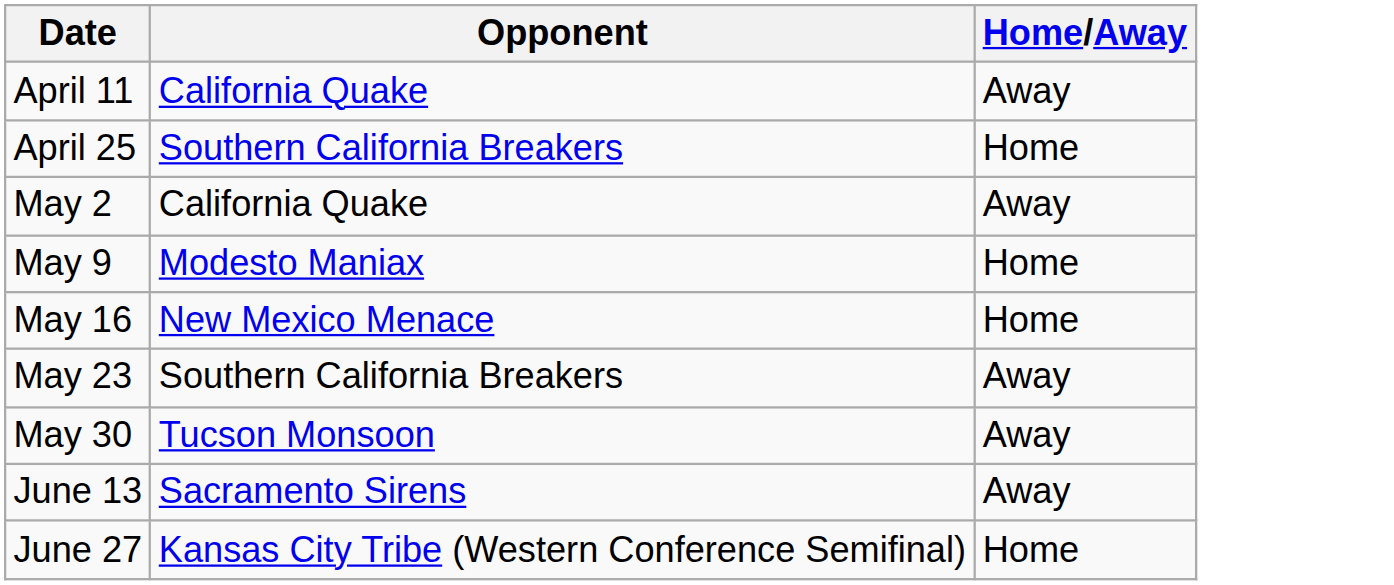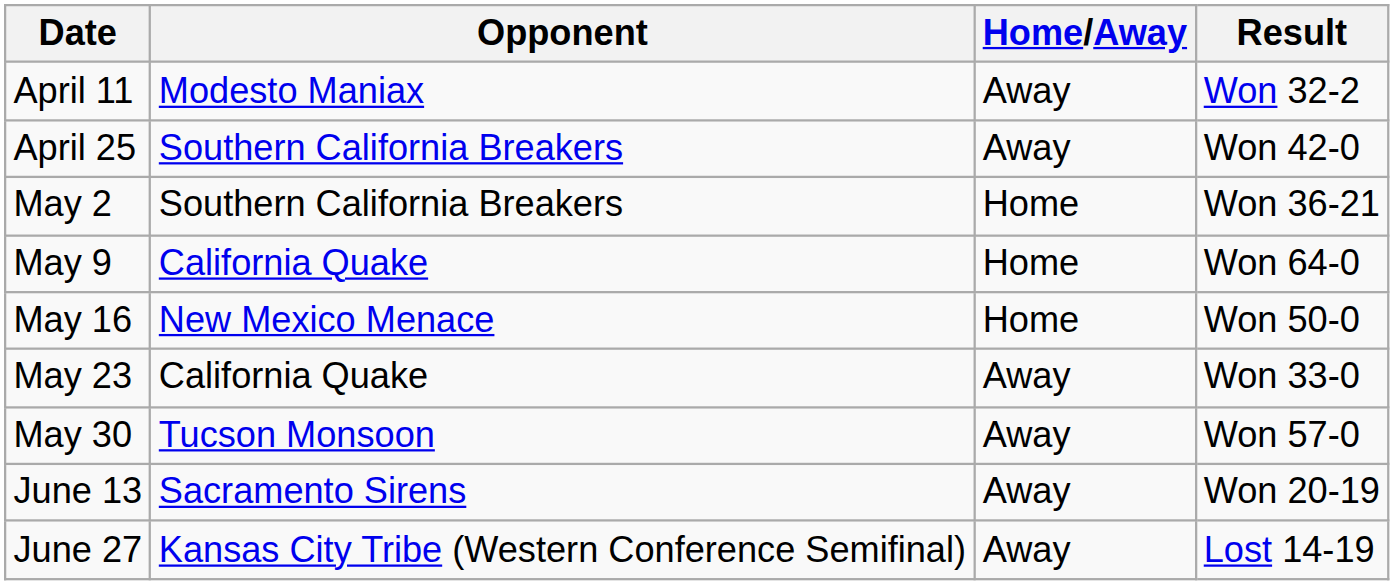+ column: (1292, 33)
(293, 90) California Quake -> (291, 90) Modesto Maniax
(1031, 147) Home -> (1027, 147) Away
(293, 205) California Quake -> (391, 205) Southern California Breakers
(1027, 205) Away -> (1031, 205) Home
(291, 262) Modesto Maniax -> (293, 262) California Quake
(391, 377) Southern California Breakers -> (293, 377) California Quake
(1031, 549) Home -> (1027, 549) Away
